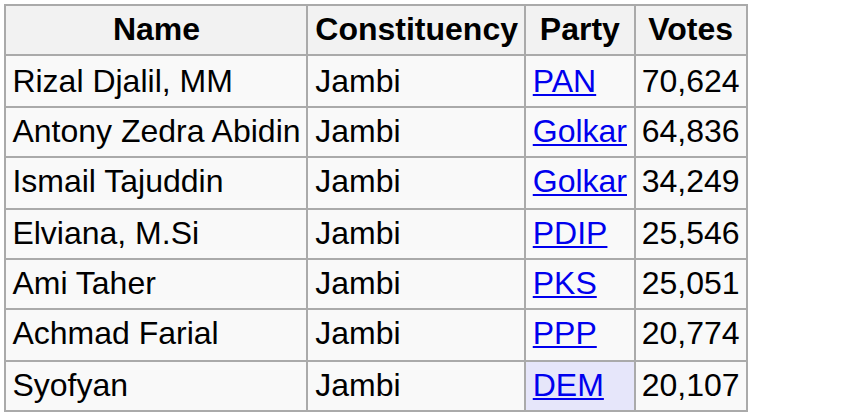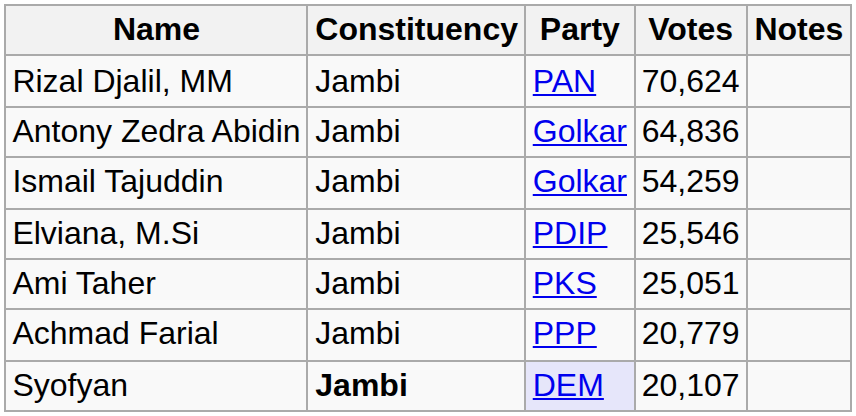+ column: (799, 29)
(691, 182) 34,249 -> (691, 182) 54,259
(691, 334) 20,774 -> (691, 334) 20,779
(358, 385) normal -> (362, 385) bold
